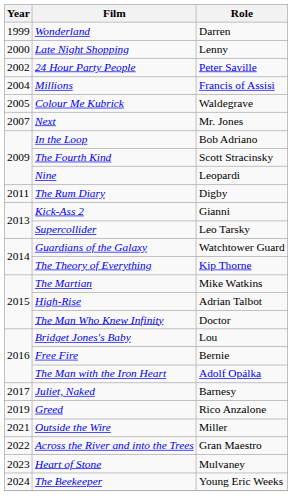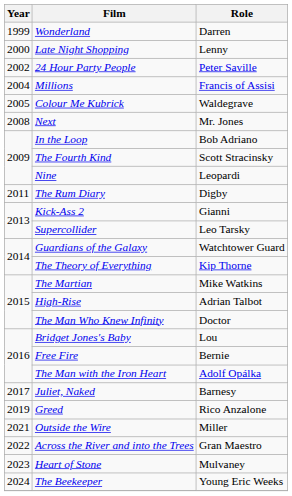(18, 121) 2007 -> (18, 121) 2008
